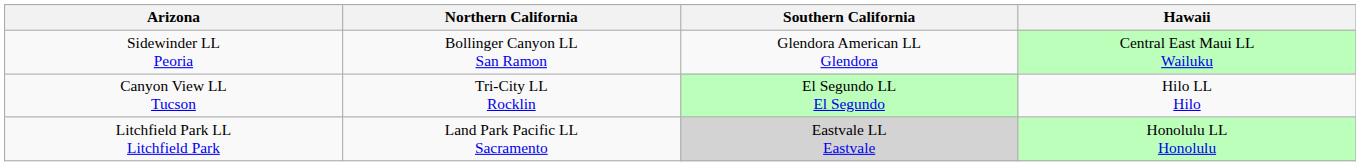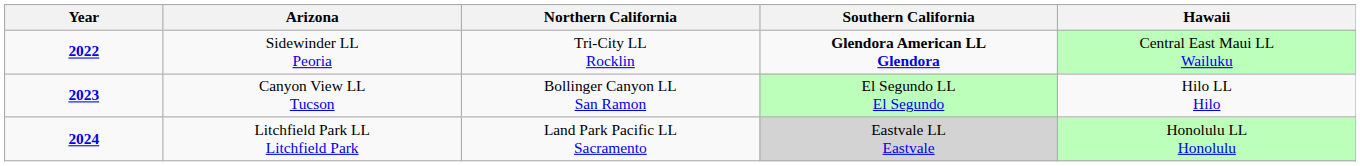+ column: (84, 17)
(511, 52) Bollinger Canyon LL San Ramon -> (610, 52) Tri-City LL Rocklin
(849, 52) normal -> (909, 52) bold
(511, 95) Tri-City LL Rocklin -> (610, 95) Bollinger Canyon LL San Ramon
